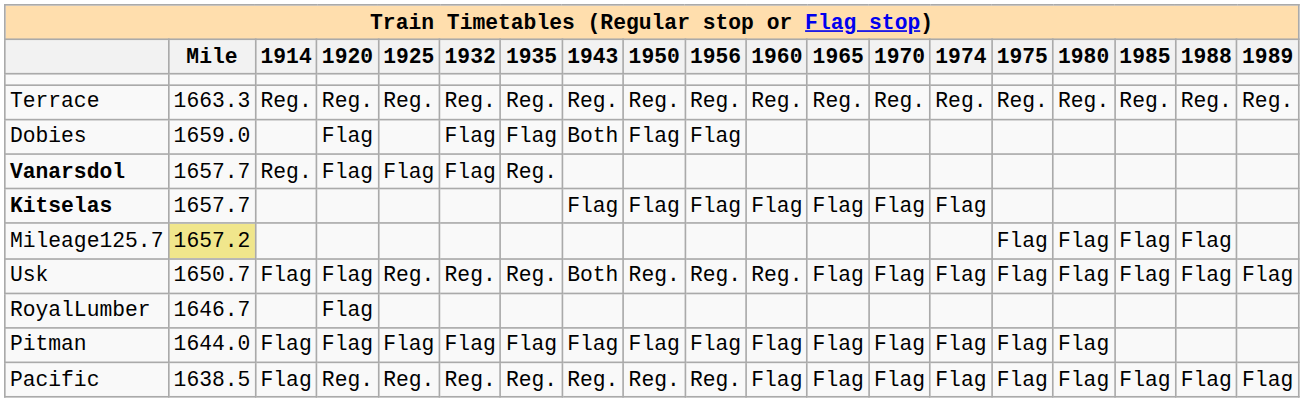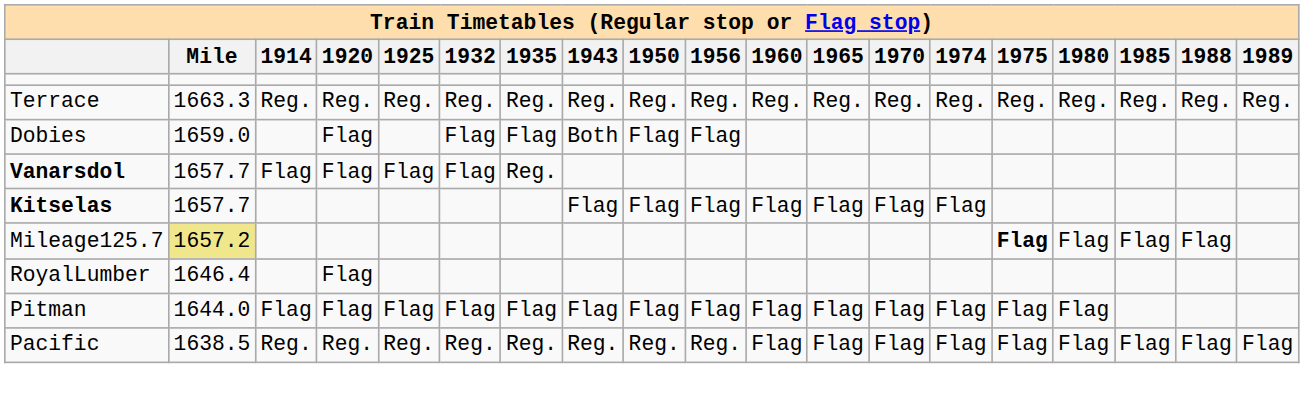(286, 171) Reg. -> (286, 171) Flag
(1022, 241) normal -> (1022, 241) bold
- row: (29, 276)
(212, 310) 1646.7 -> (212, 276) 1646.4
(286, 380) Flag -> (286, 345) Reg.
